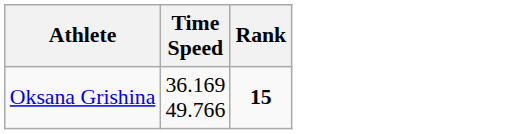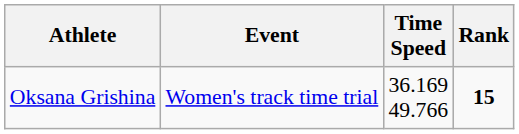+ column: (272, 35)
